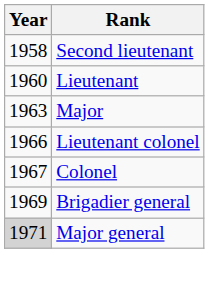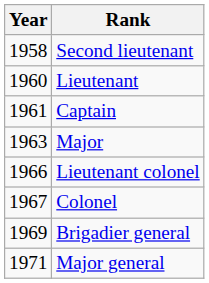+ row: (86, 111)
(28, 232) lightgrey background -> (28, 263) no background
